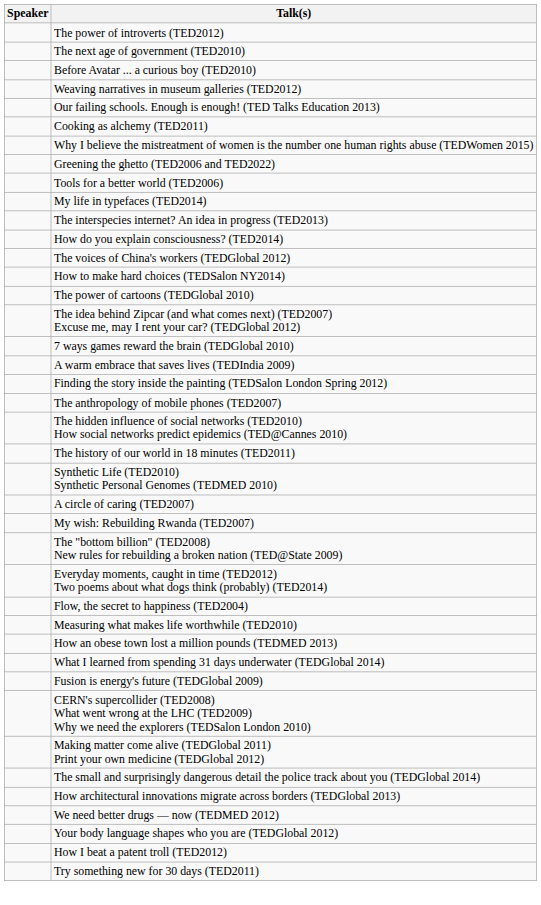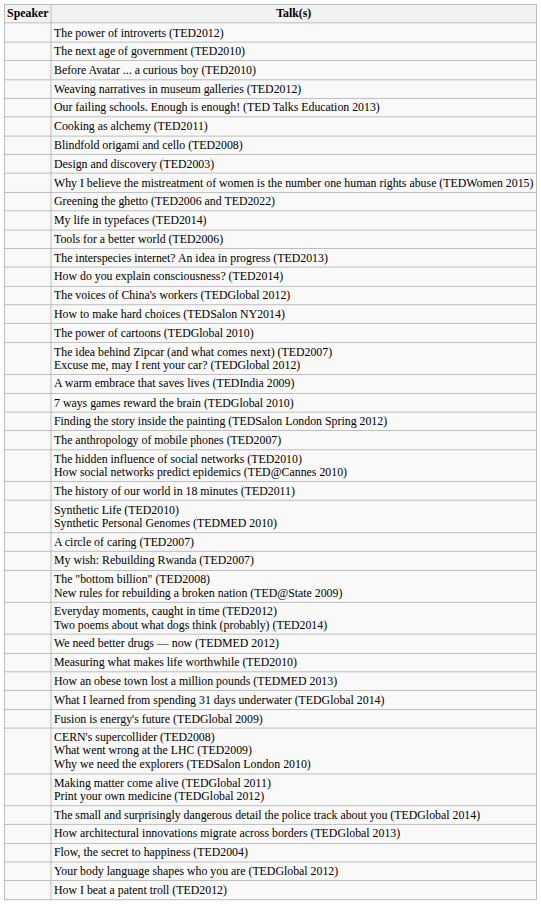+ row: (148, 145)
+ row: (134, 164)
rows swapped: (130, 201) <-> (139, 182)
rows swapped: (174, 346) <-> (174, 365)
rows swapped: (166, 815) <-> (151, 606)
- row: (156, 871)
